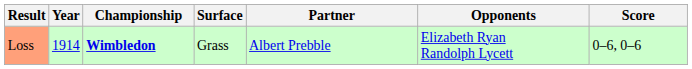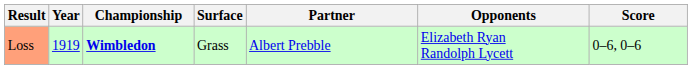(66, 45) 1914 -> (66, 45) 1919
